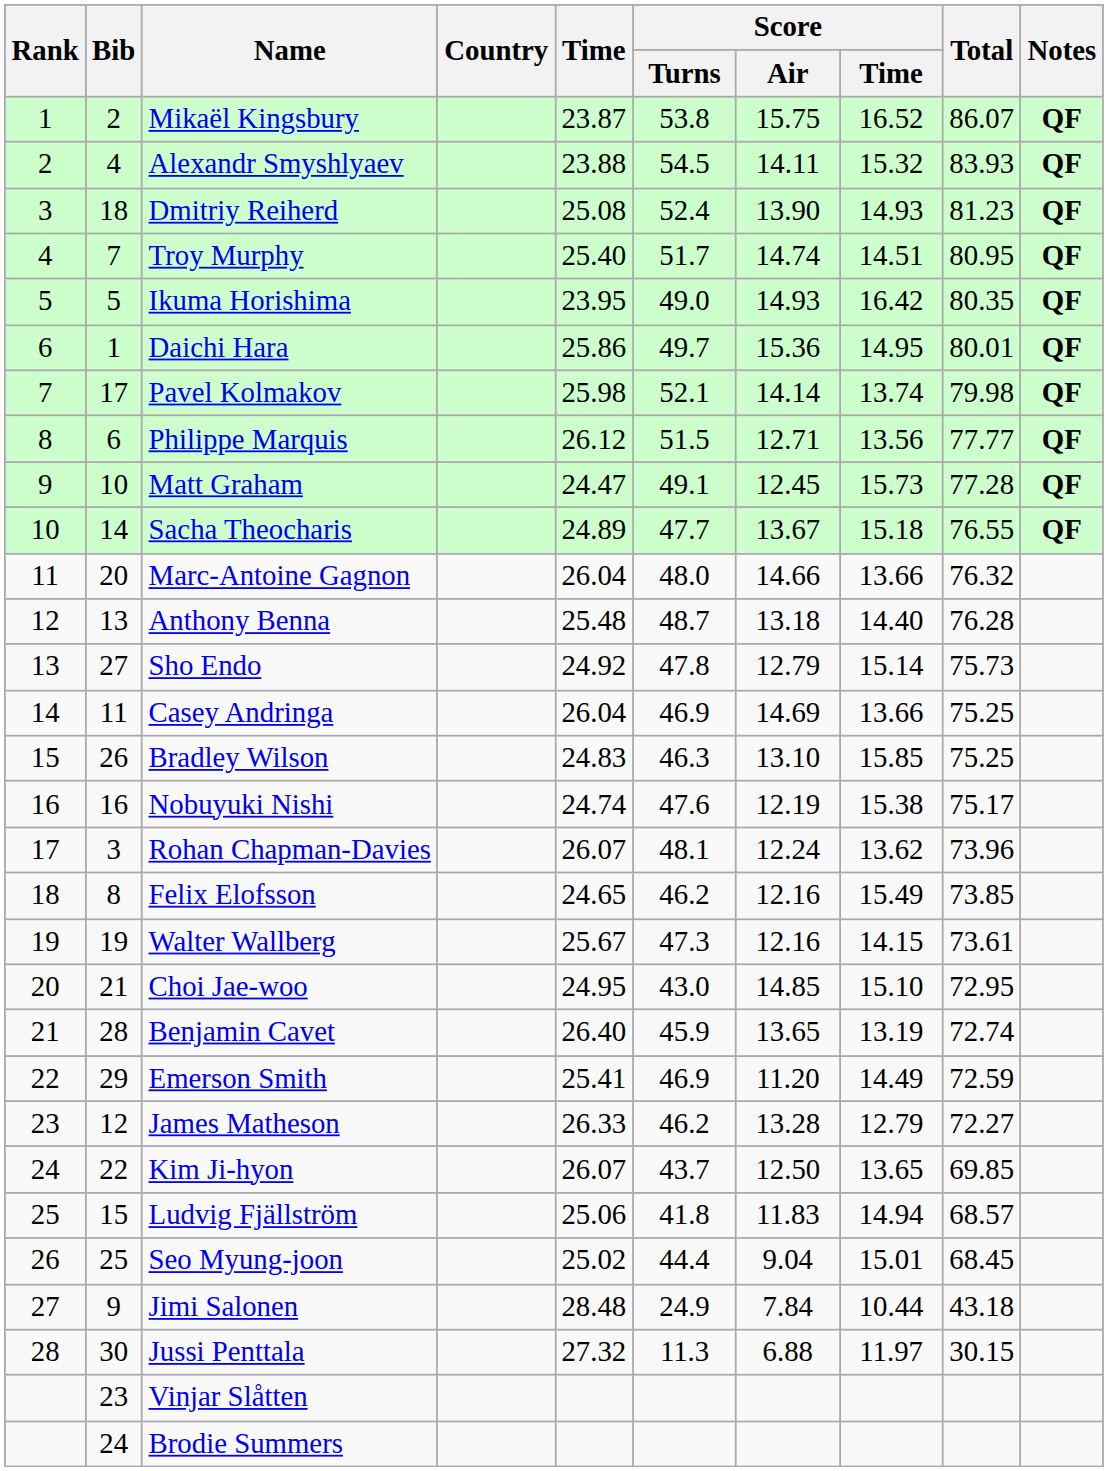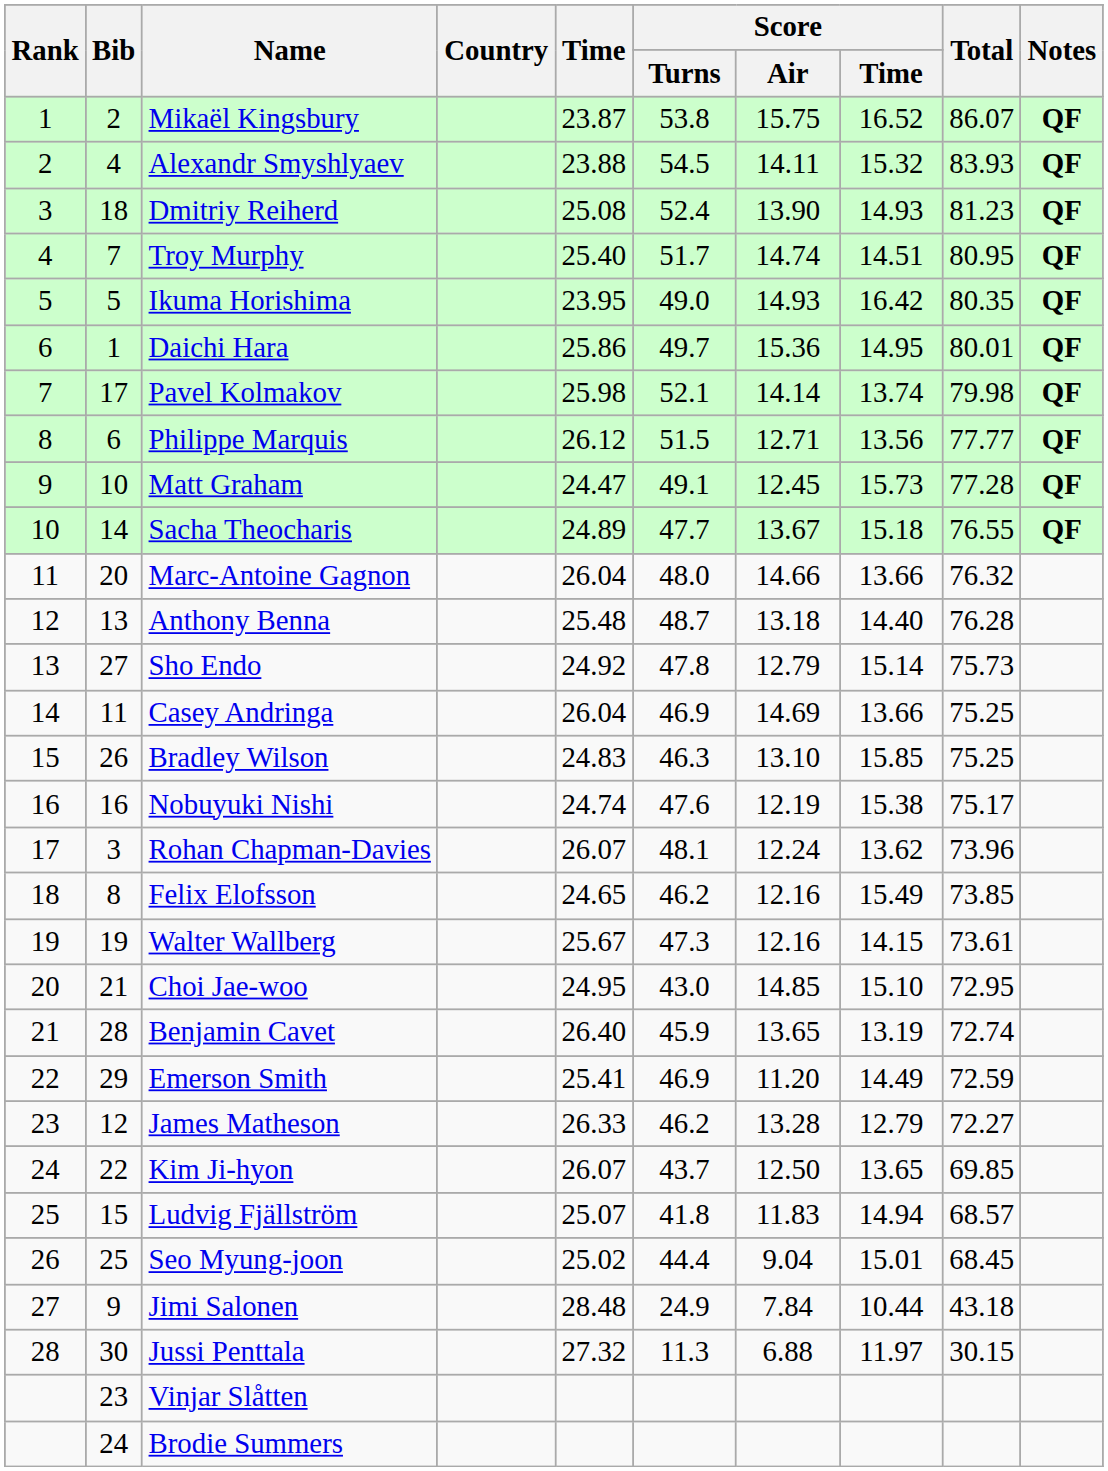(594, 1214) 25.06 -> (594, 1214) 25.07
